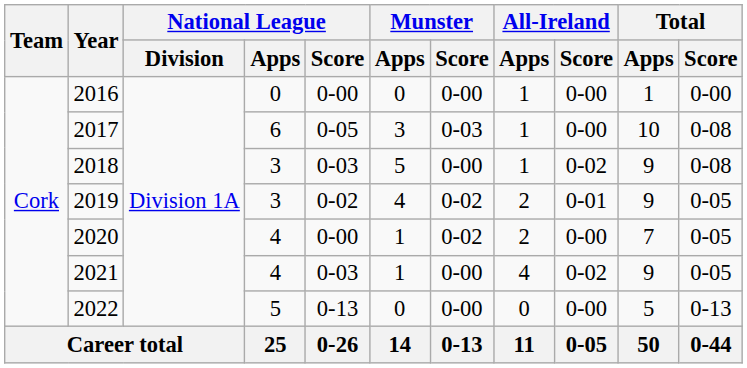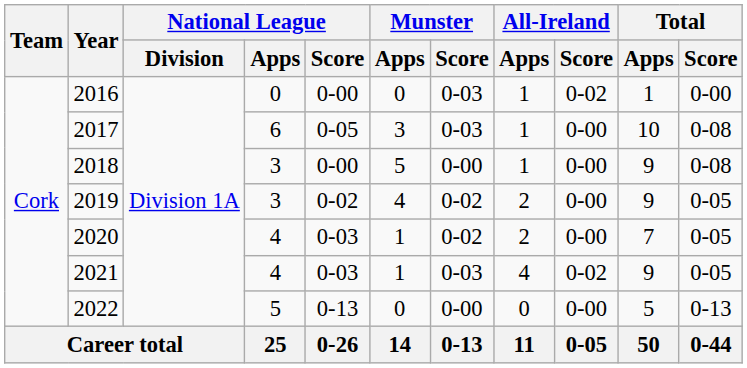(462, 93) 0-00 -> (462, 93) 0-03
(586, 93) 0-00 -> (586, 93) 0-02
(338, 165) 0-03 -> (338, 165) 0-00
(586, 165) 0-02 -> (586, 165) 0-00
(586, 201) 0-01 -> (586, 201) 0-00
(338, 237) 0-00 -> (338, 237) 0-03
(462, 272) 0-00 -> (462, 272) 0-03
